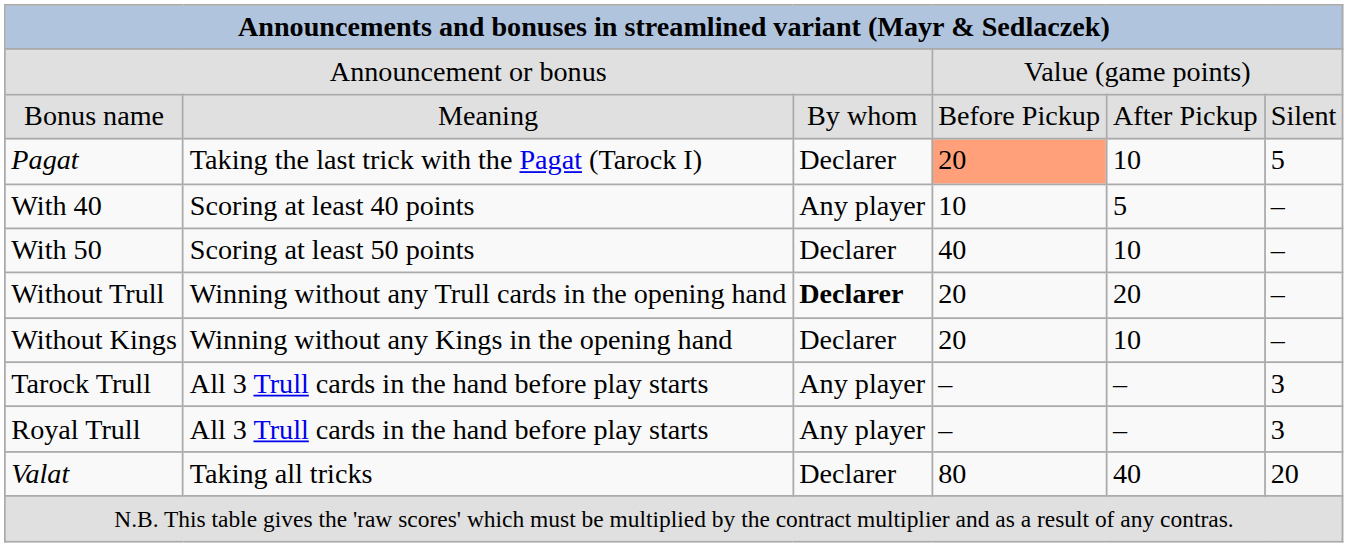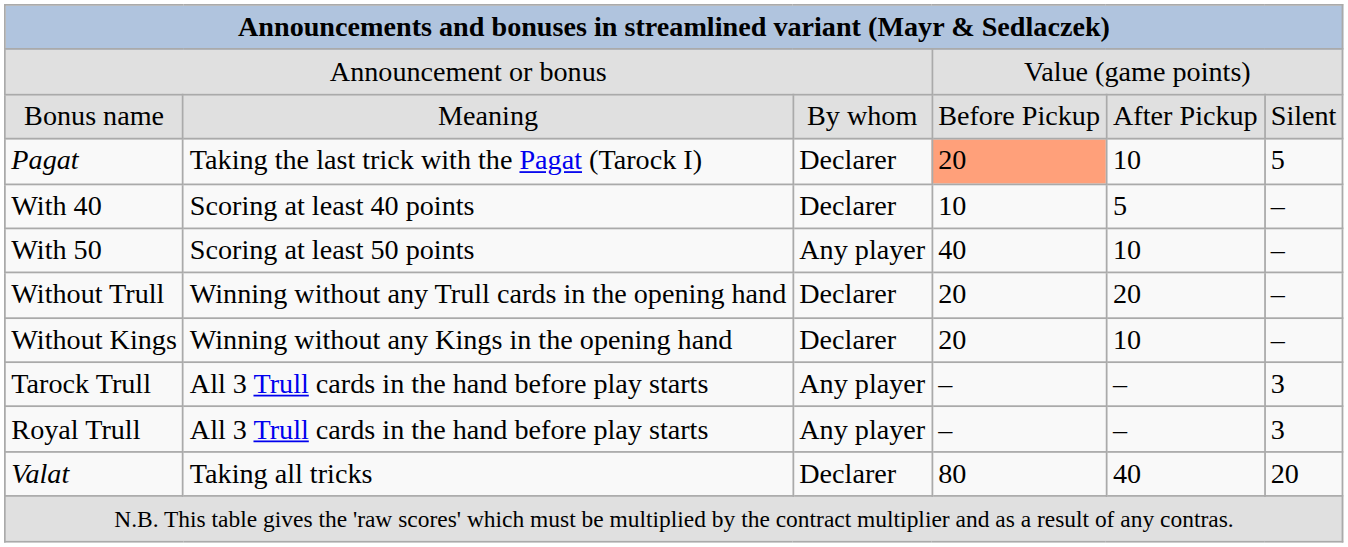(862, 205) Any player -> (848, 205) Declarer
(848, 250) Declarer -> (862, 250) Any player
(851, 294) bold -> (848, 294) normal
